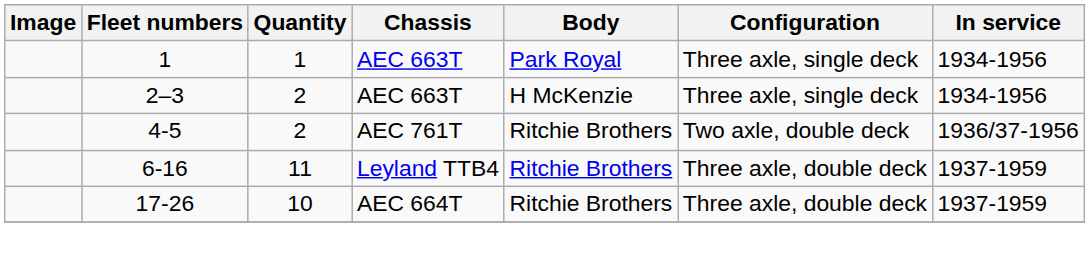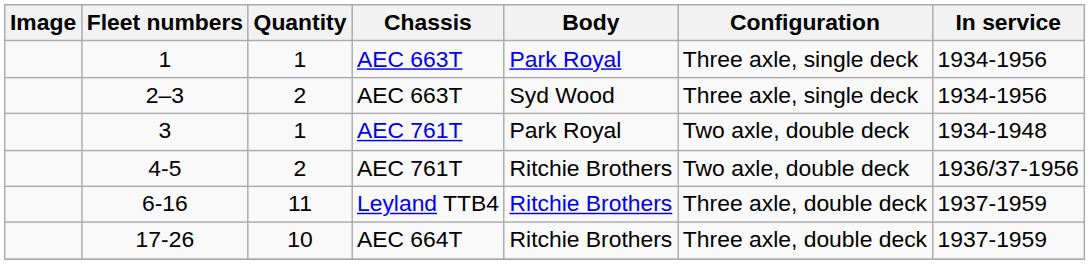(571, 95) H McKenzie -> (562, 95) Syd Wood
+ row: (165, 131)
